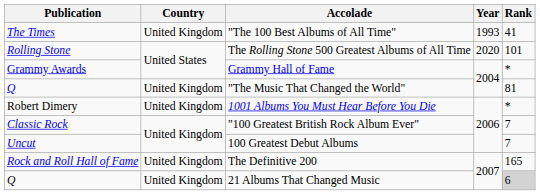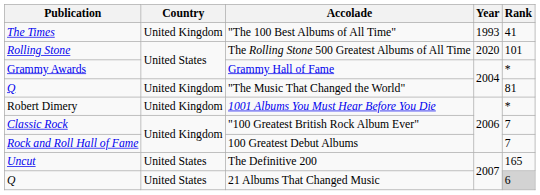(21, 143) Uncut -> (73, 143) Rock and Roll Hall of Fame
(73, 161) Rock and Roll Hall of Fame -> (21, 161) Uncut
(183, 161) United Kingdom -> (175, 161) United States
(183, 180) United Kingdom -> (175, 180) United States
